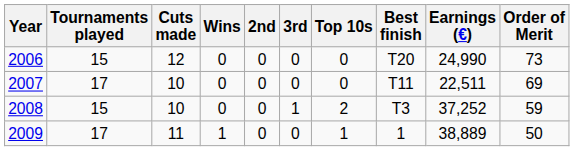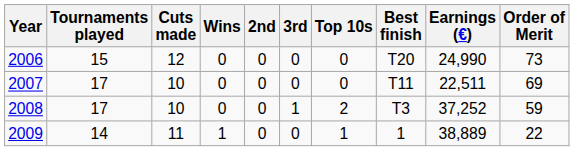(99, 109) 15 -> (99, 109) 17
(99, 134) 17 -> (99, 134) 14
(534, 134) 50 -> (534, 134) 22
